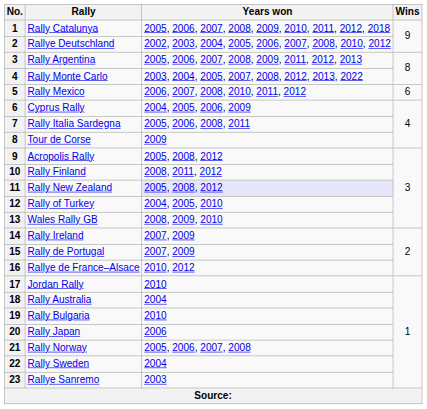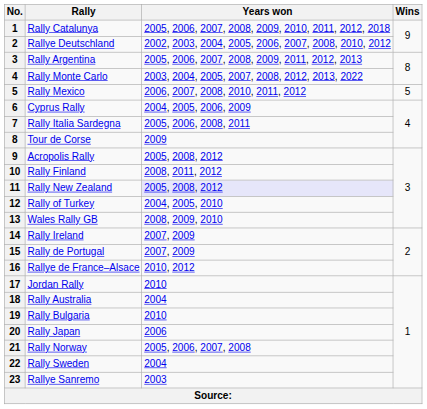(407, 92) 6 -> (407, 92) 5
